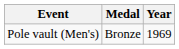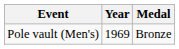columns swapped: (159, 14) <-> (123, 14)
